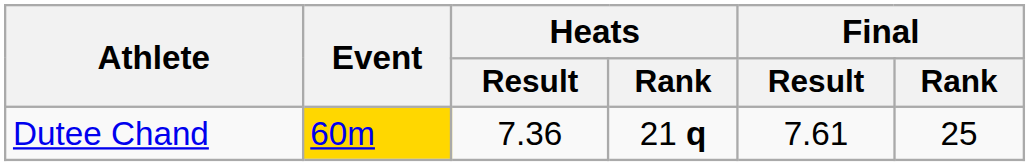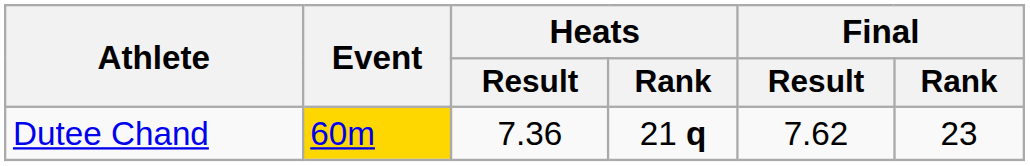(816, 134) 7.61 -> (816, 134) 7.62
(959, 134) 25 -> (959, 134) 23
